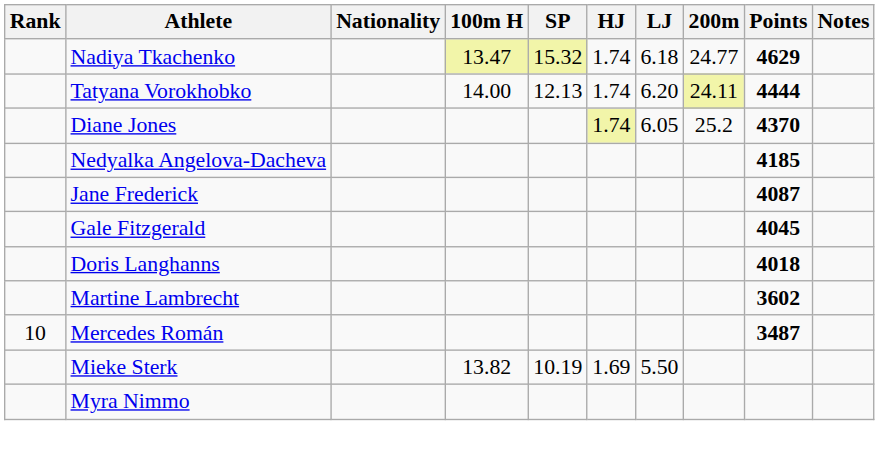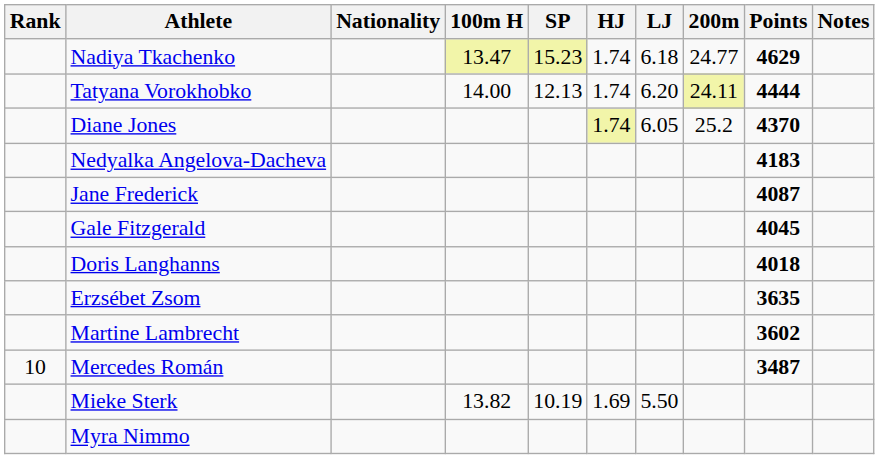(558, 56) 15.32 -> (558, 56) 15.23
(778, 159) 4185 -> (778, 159) 4183
+ row: (135, 297)
